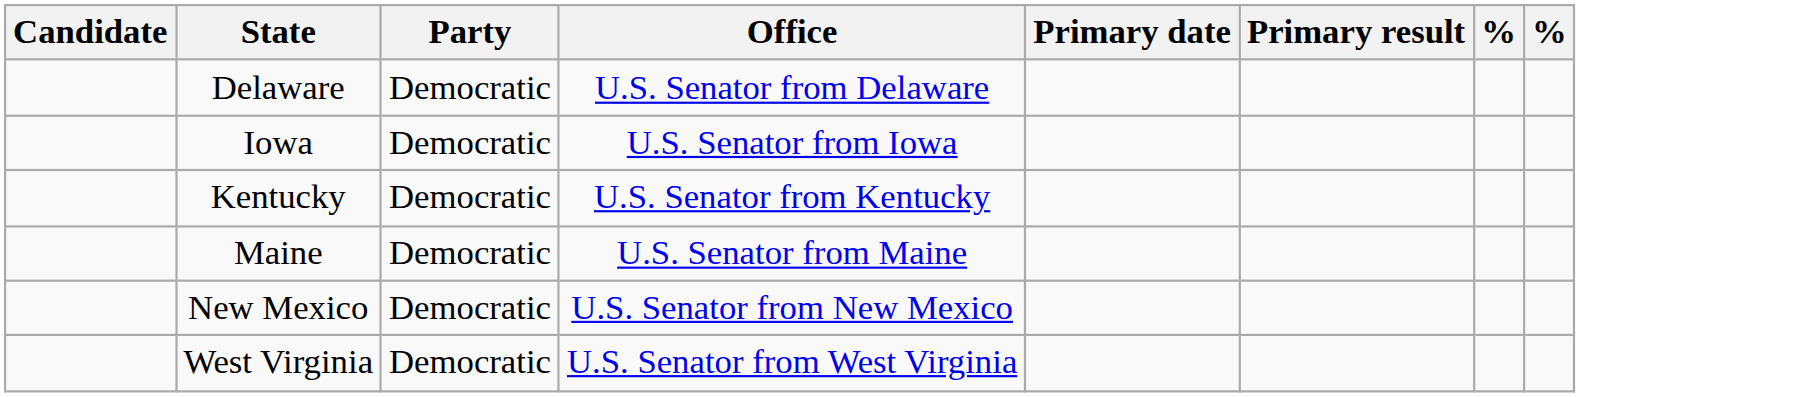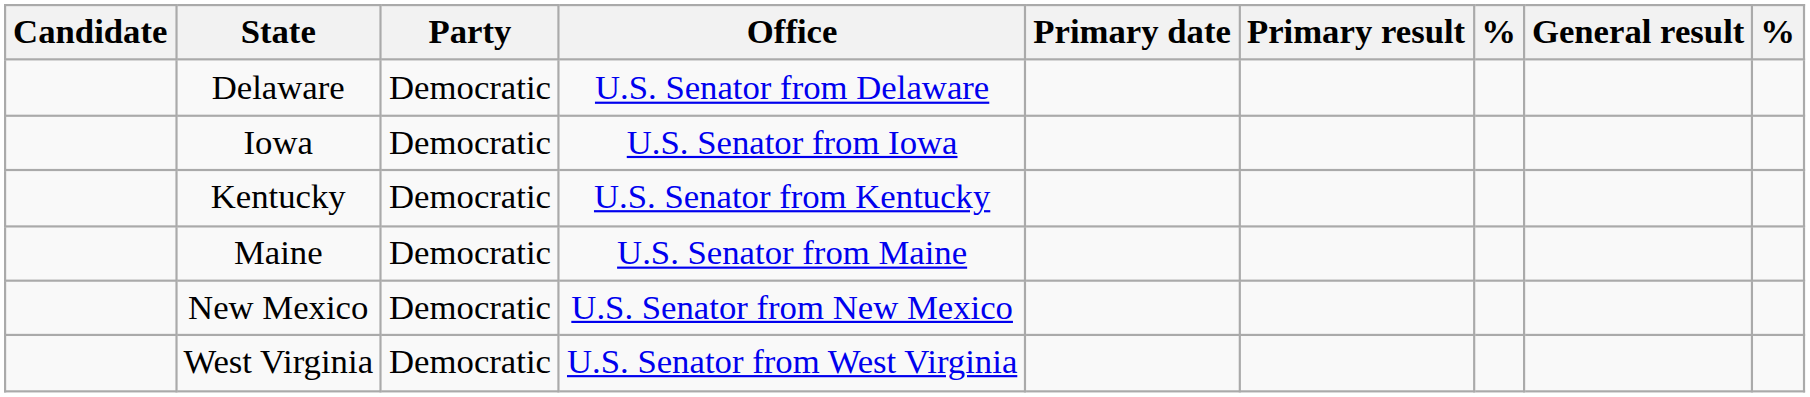+ column: (1638, 32)
